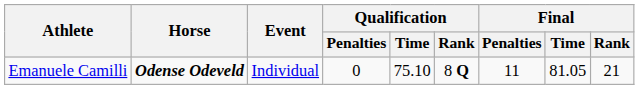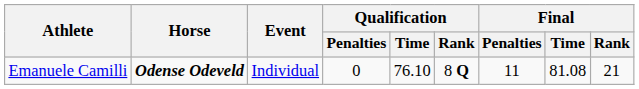(412, 71) 75.10 -> (412, 71) 76.10
(568, 71) 81.05 -> (568, 71) 81.08
